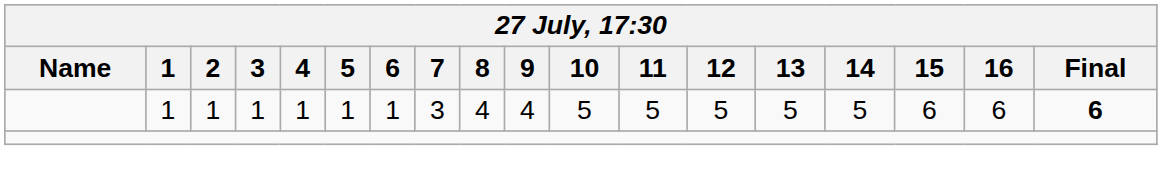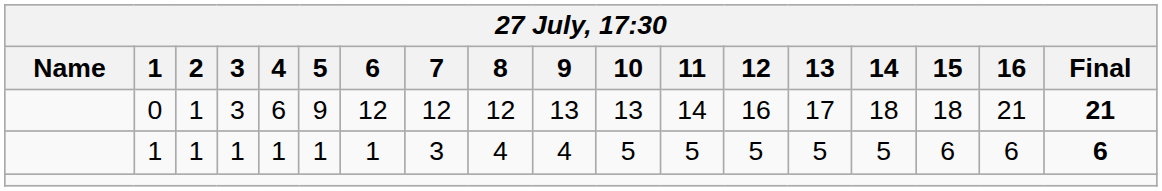+ row: (155, 109)
